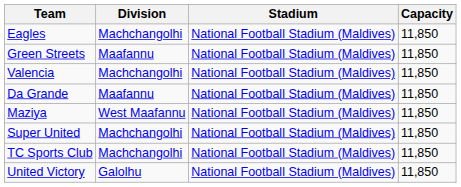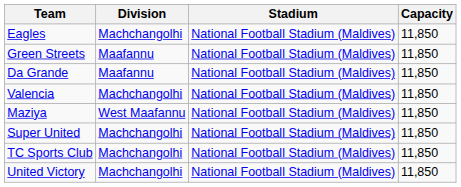rows swapped: (31, 73) <-> (38, 93)
(120, 172) Galolhu -> (140, 172) Machchangolhi
